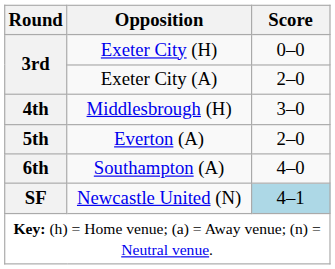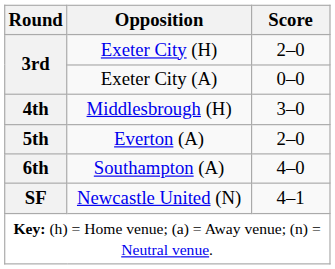(291, 49) 0–0 -> (291, 49) 2–0
(291, 79) 2–0 -> (291, 79) 0–0
(291, 198) lightblue background -> (291, 198) no background
